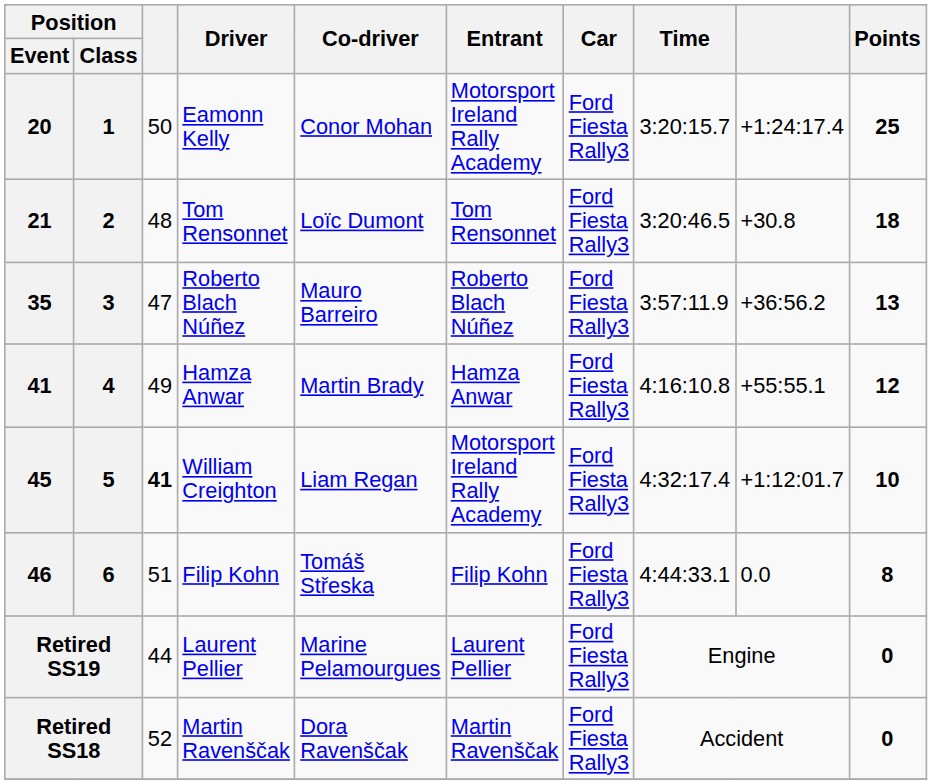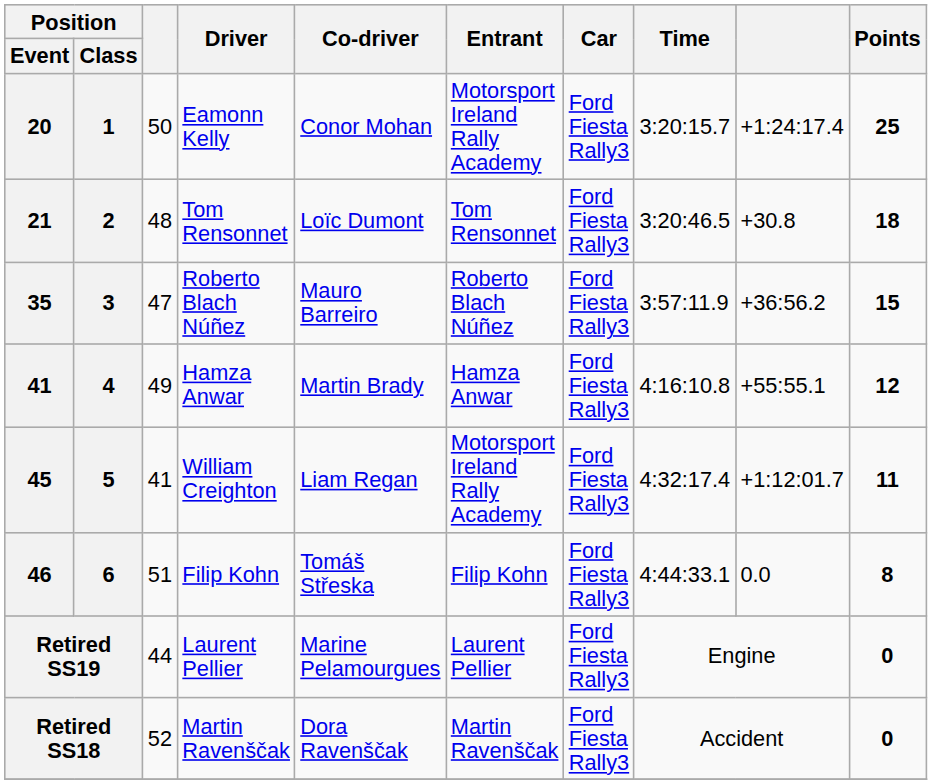(887, 303) 13 -> (887, 303) 15
(160, 479) bold -> (160, 479) normal
(887, 479) 10 -> (887, 479) 11
